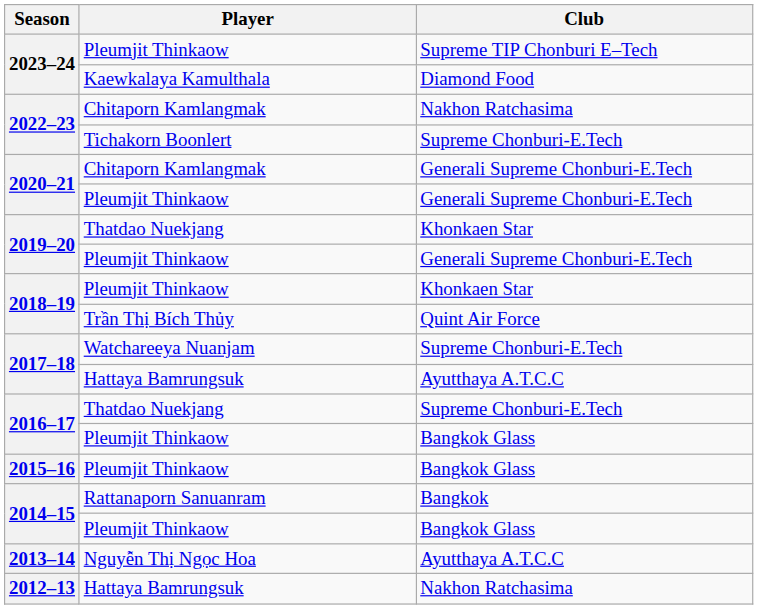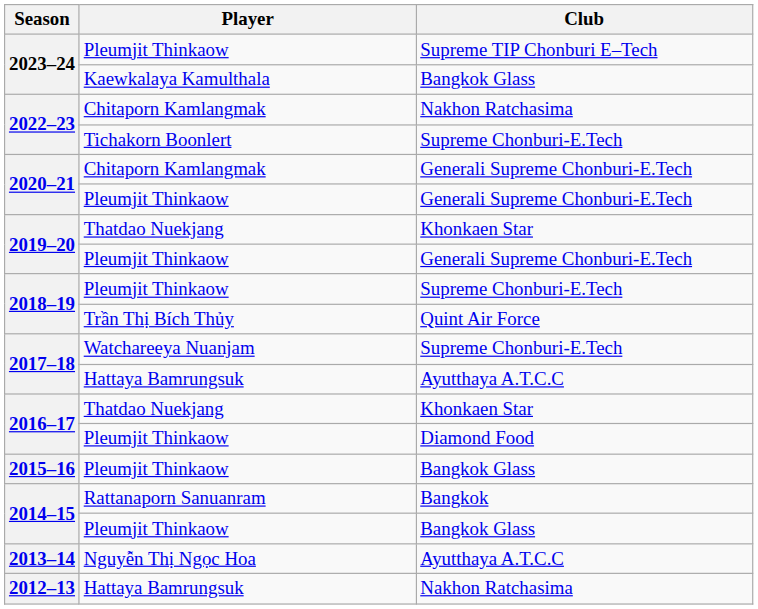(477, 79) Diamond Food -> (478, 79) Bangkok Glass
(477, 288) Khonkaen Star -> (521, 288) Supreme Chonburi-E.Tech
(521, 408) Supreme Chonburi-E.Tech -> (477, 408) Khonkaen Star
(478, 438) Bangkok Glass -> (477, 438) Diamond Food
